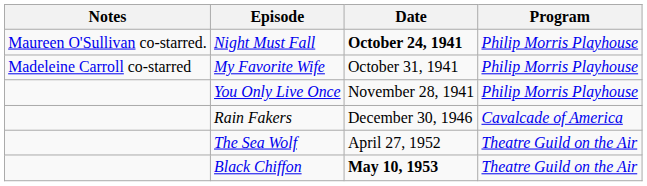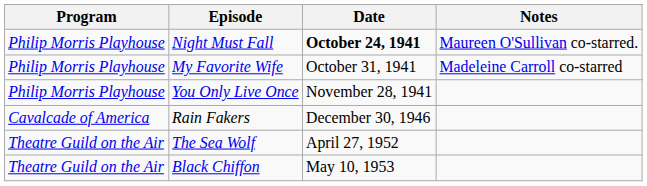columns swapped: (560, 17) <-> (107, 17)
(393, 167) bold -> (350, 167) normal
